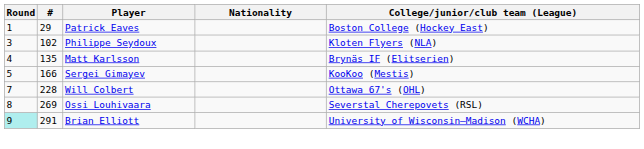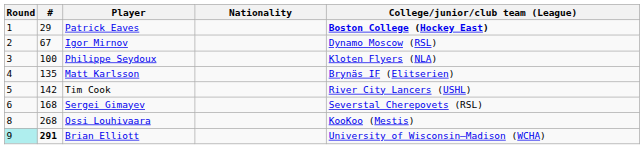(409, 28) normal -> (409, 28) bold
+ row: (96, 43)
(48, 43) 102 -> (48, 58) 100
+ row: (88, 89)
(9, 74) 5 -> (9, 105) 6
(48, 74) 166 -> (48, 105) 168
(372, 74) KooKoo (Mestis) -> (406, 105) Severstal Cherepovets (RSL)
- row: (99, 89)
(48, 105) 269 -> (48, 120) 268
(406, 105) Severstal Cherepovets (RSL) -> (372, 120) KooKoo (Mestis)
(48, 120) normal -> (48, 136) bold
